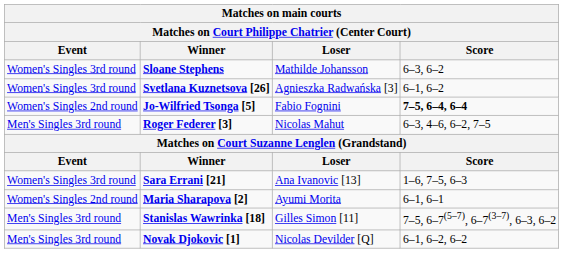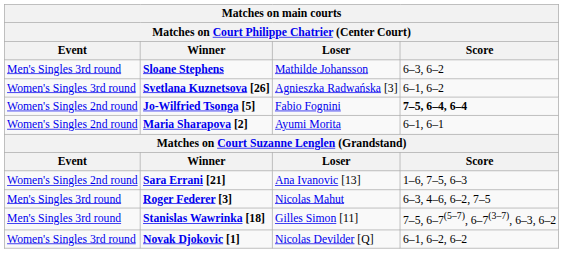(71, 69) Women's Singles 3rd round -> (64, 69) Men's Singles 3rd round
rows swapped: (187, 124) <-> (195, 198)
(71, 180) Women's Singles 3rd round -> (72, 180) Women's Singles 2nd round
(64, 239) Men's Singles 3rd round -> (71, 239) Women's Singles 3rd round
